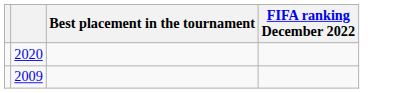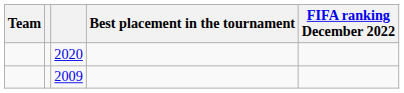+ column: (24, 23)
